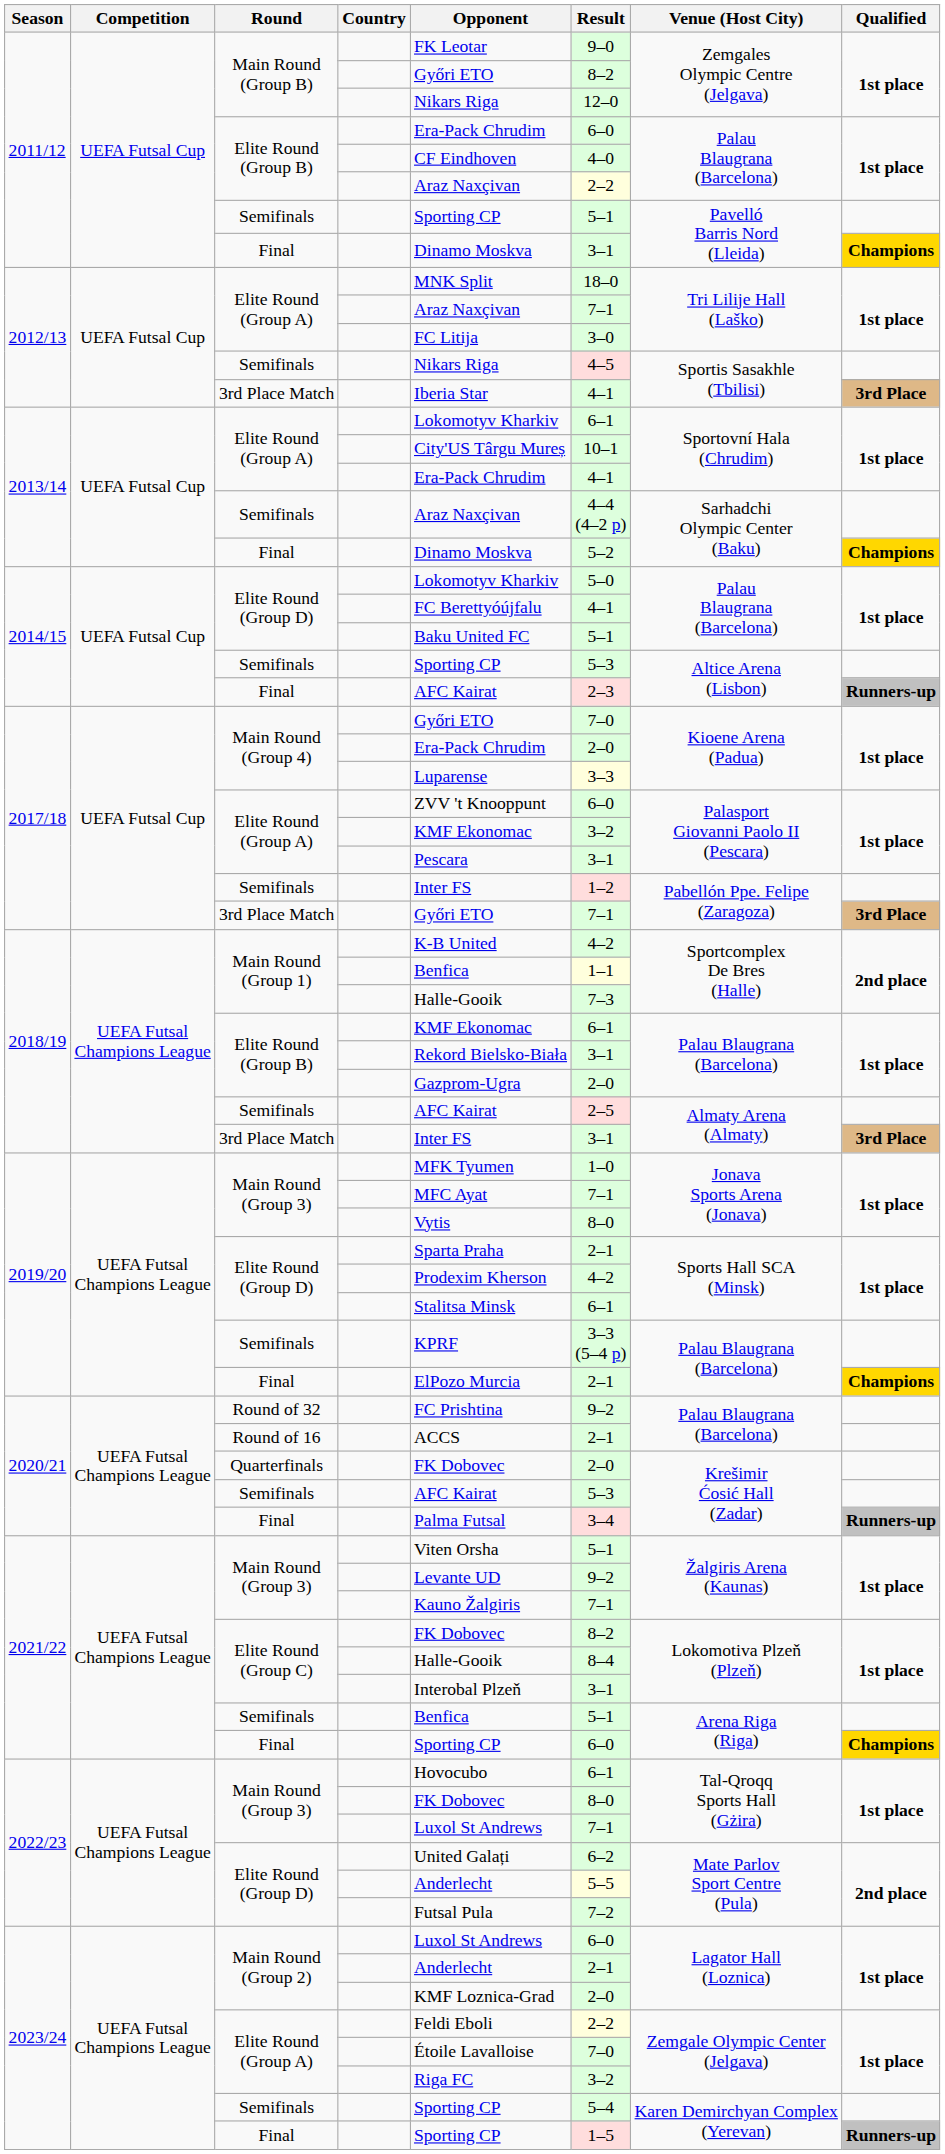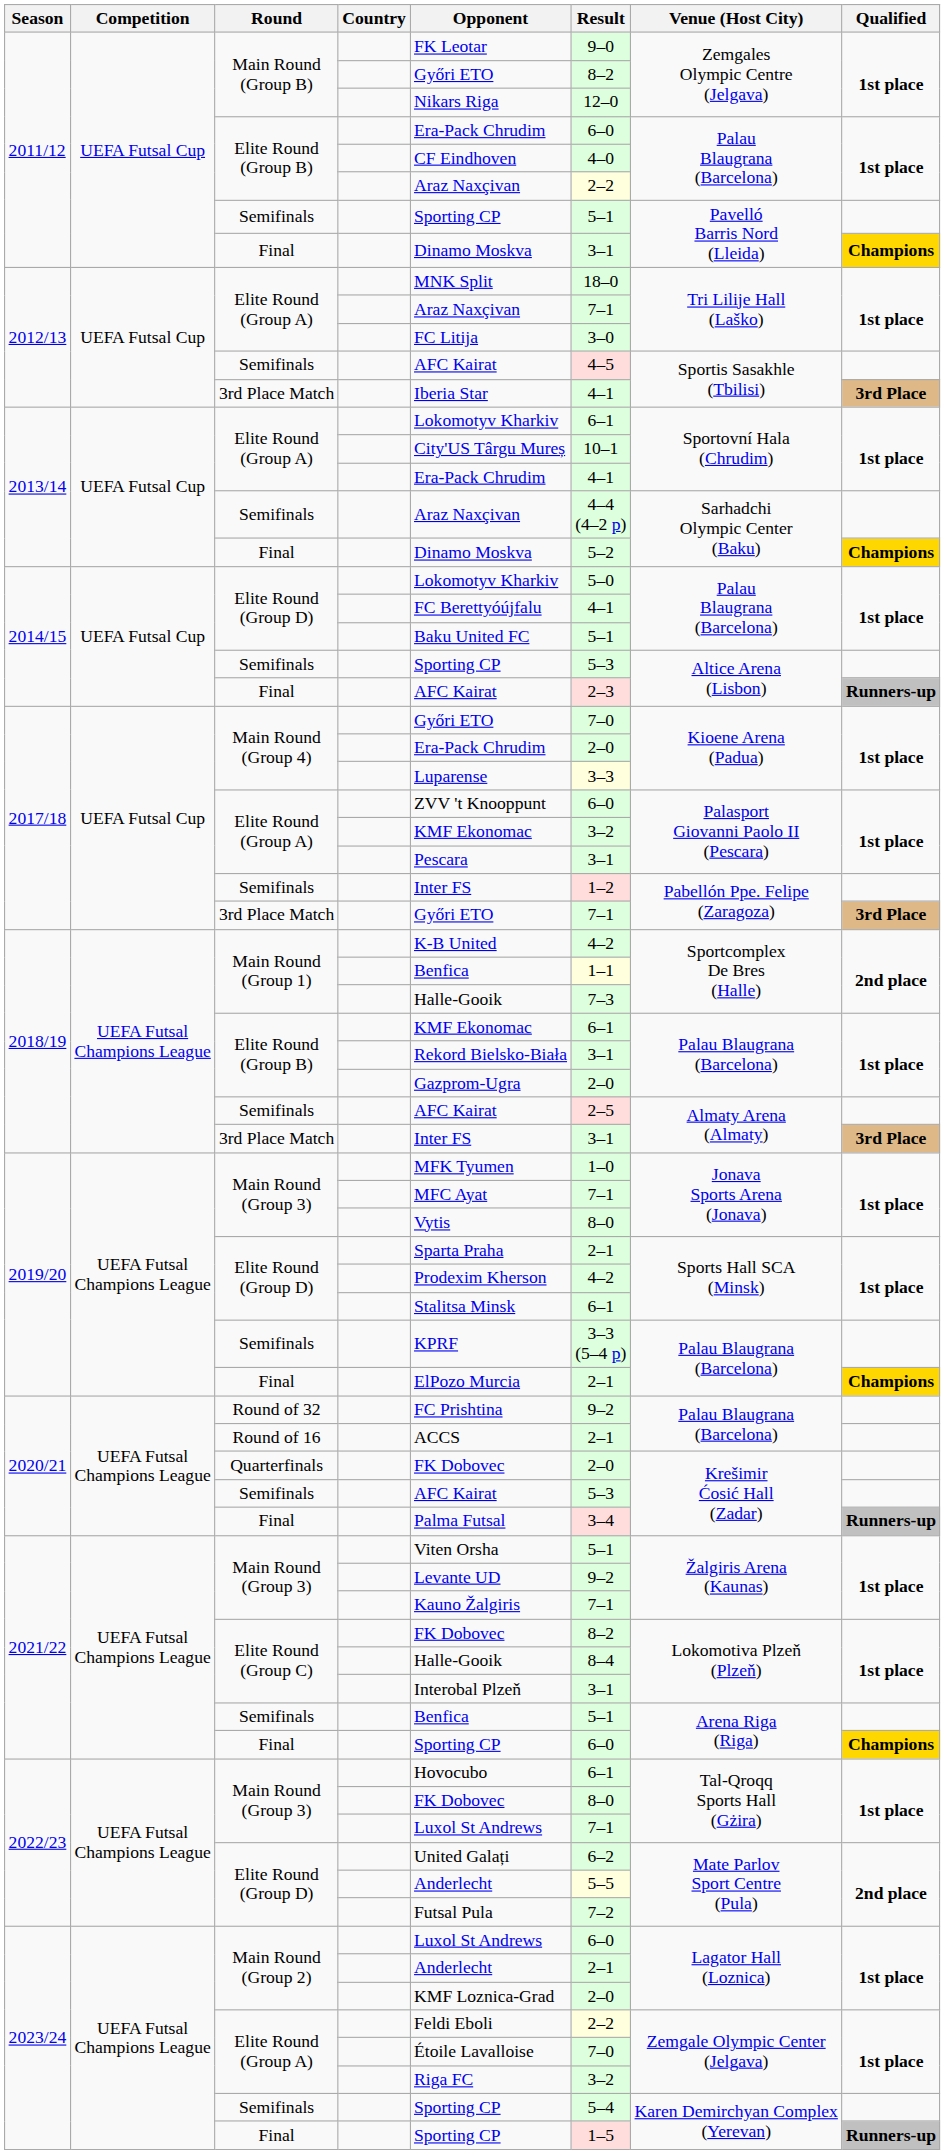(456, 365) Nikars Riga -> (455, 365) AFC Kairat
